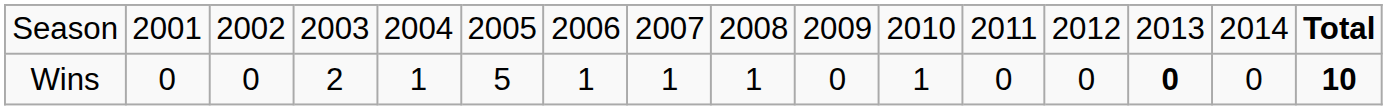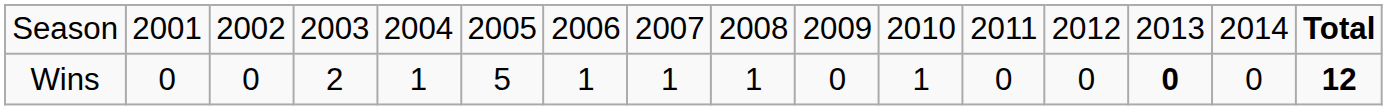(1339, 78) 10 -> (1339, 78) 12
